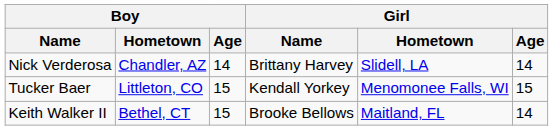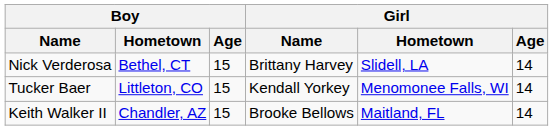(162, 64) Chandler, AZ -> (154, 64) Bethel, CT
(222, 64) 14 -> (222, 64) 15
(524, 88) 15 -> (524, 88) 14
(154, 112) Bethel, CT -> (162, 112) Chandler, AZ
